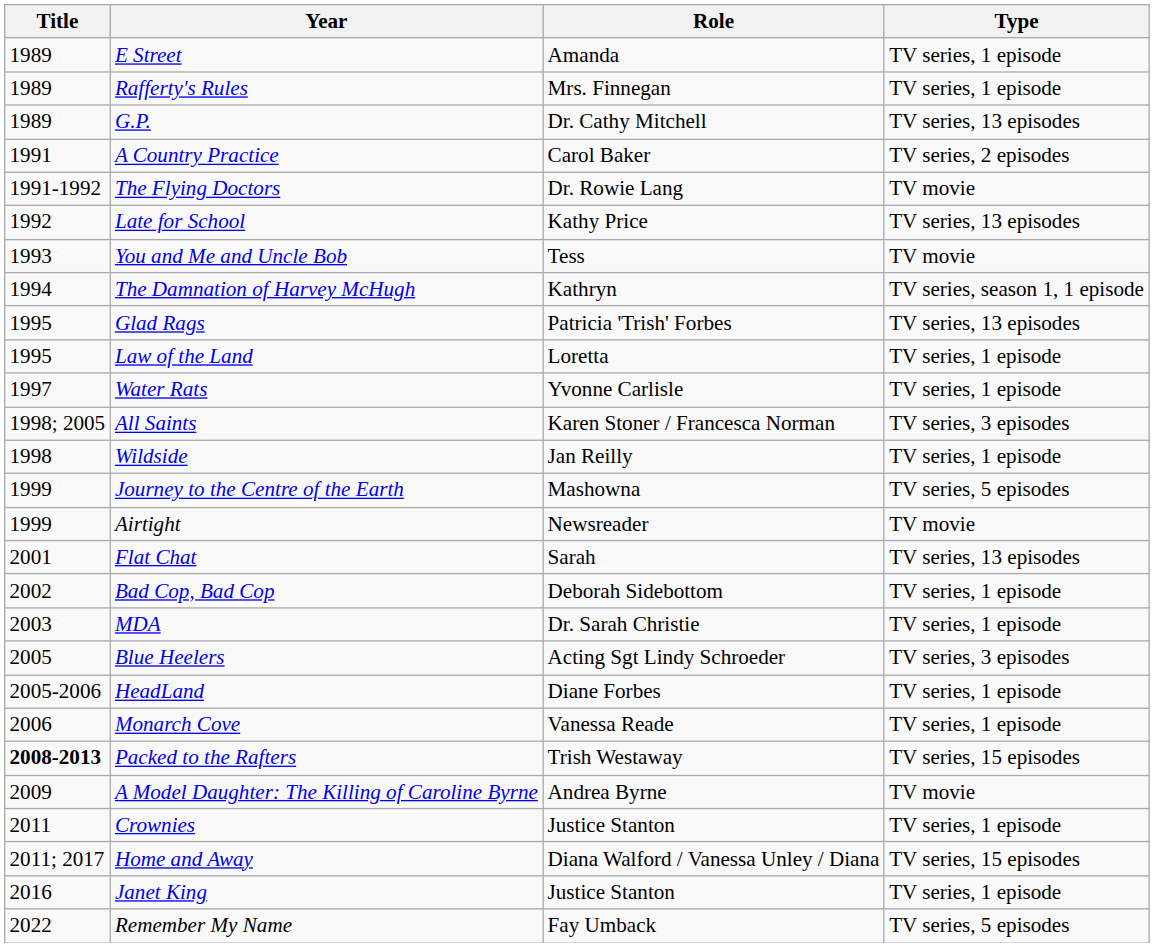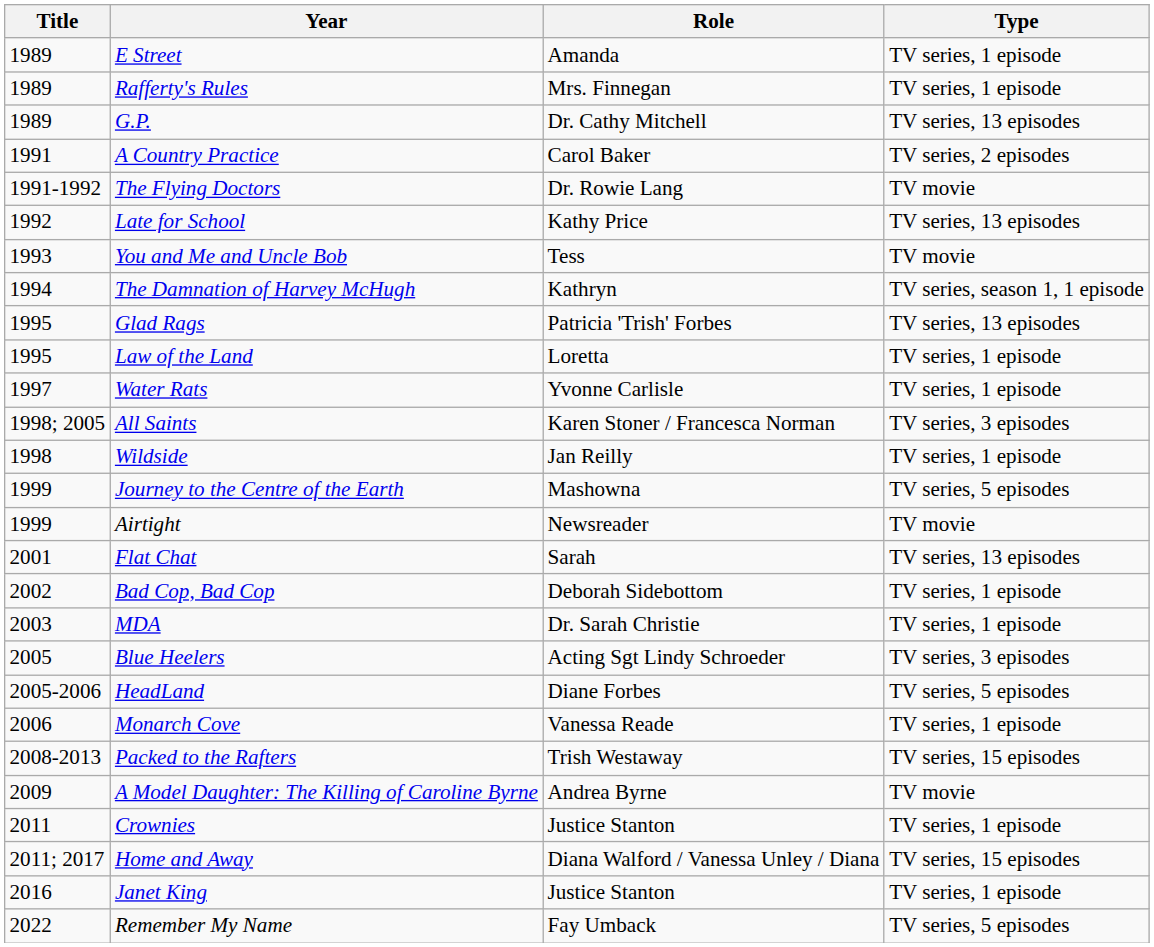(975, 691) TV series, 1 episode -> (979, 691) TV series, 5 episodes
(55, 758) bold -> (55, 758) normal
